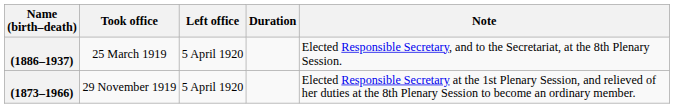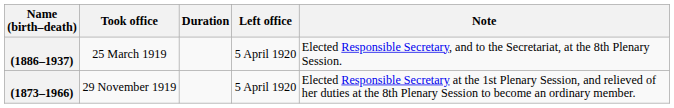columns swapped: (213, 20) <-> (273, 20)
